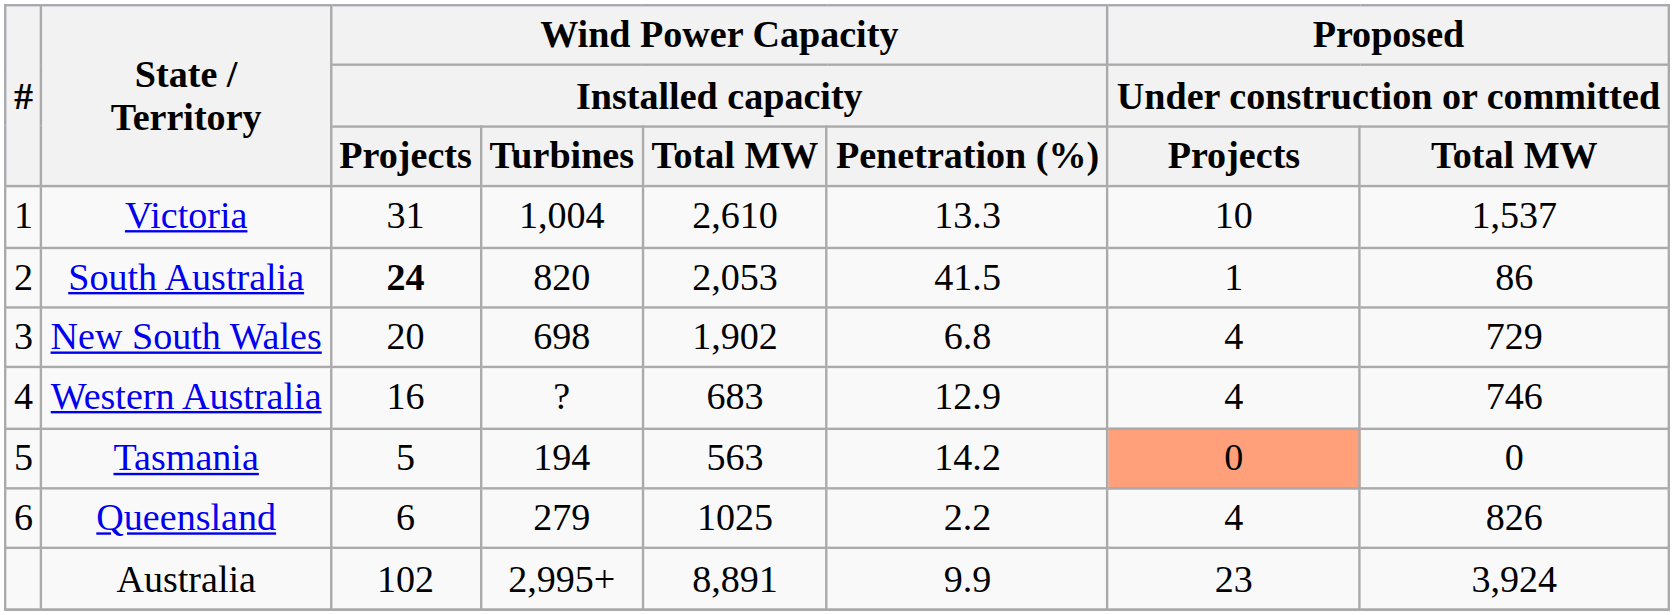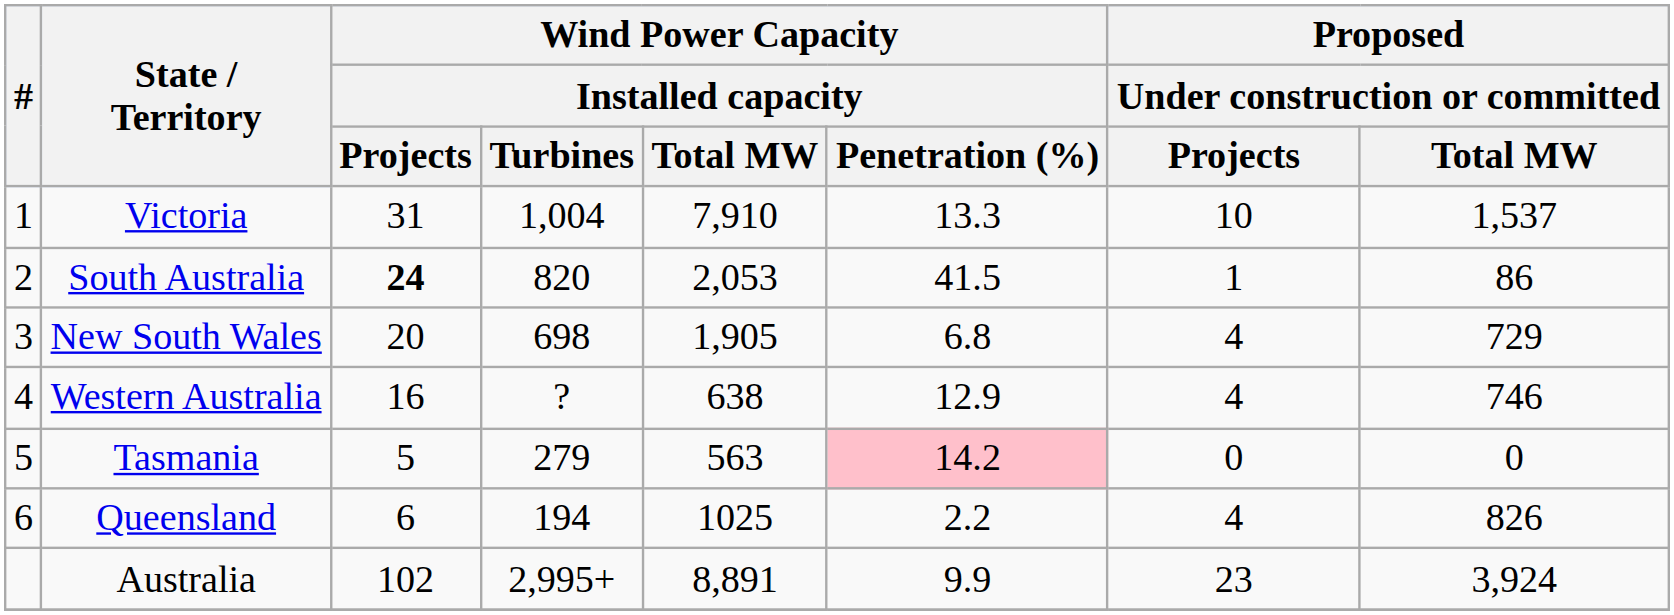(735, 215) 2,610 -> (735, 215) 7,910
(735, 336) 1,902 -> (735, 336) 1,905
(735, 397) 683 -> (735, 397) 638
(562, 457) 194 -> (562, 457) 279
(968, 457) no background -> (968, 457) pink background
(1234, 457) lightsalmon background -> (1234, 457) no background
(562, 517) 279 -> (562, 517) 194
